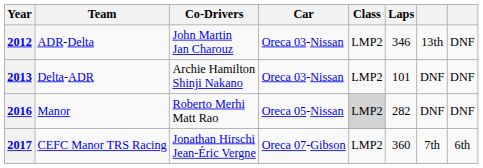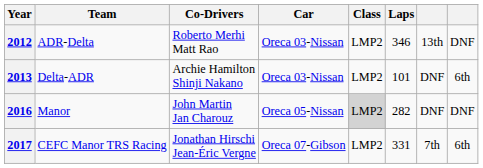(203, 42) John Martin Jan Charouz -> (209, 42) Roberto Merhi Matt Rao
(462, 77) DNF -> (462, 77) 6th
(209, 111) Roberto Merhi Matt Rao -> (203, 111) John Martin Jan Charouz
(401, 146) 360 -> (401, 146) 331
